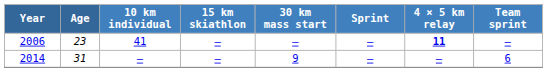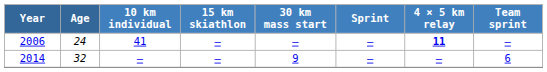(80, 42) 23 -> (80, 42) 24
(80, 59) 31 -> (80, 59) 32
